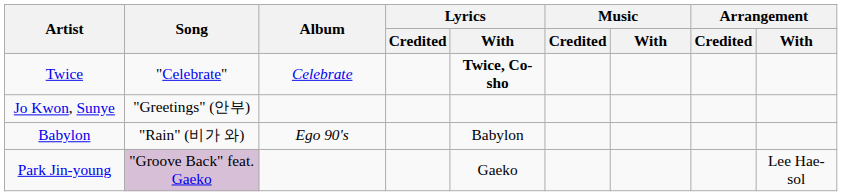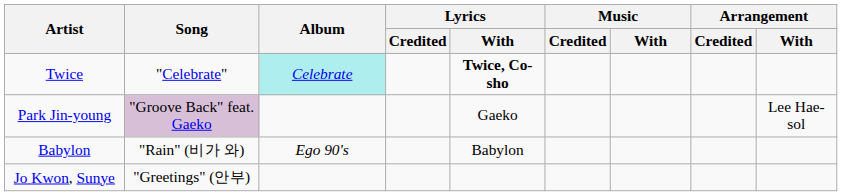(322, 74) no background -> (322, 74) paleturquoise background
rows swapped: (64, 170) <-> (64, 108)
